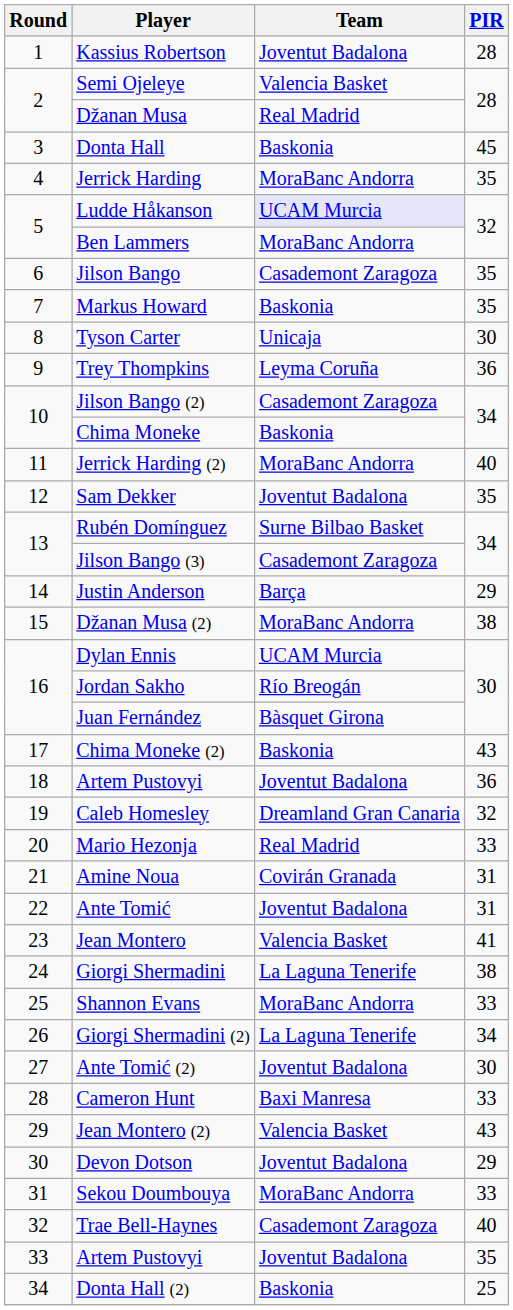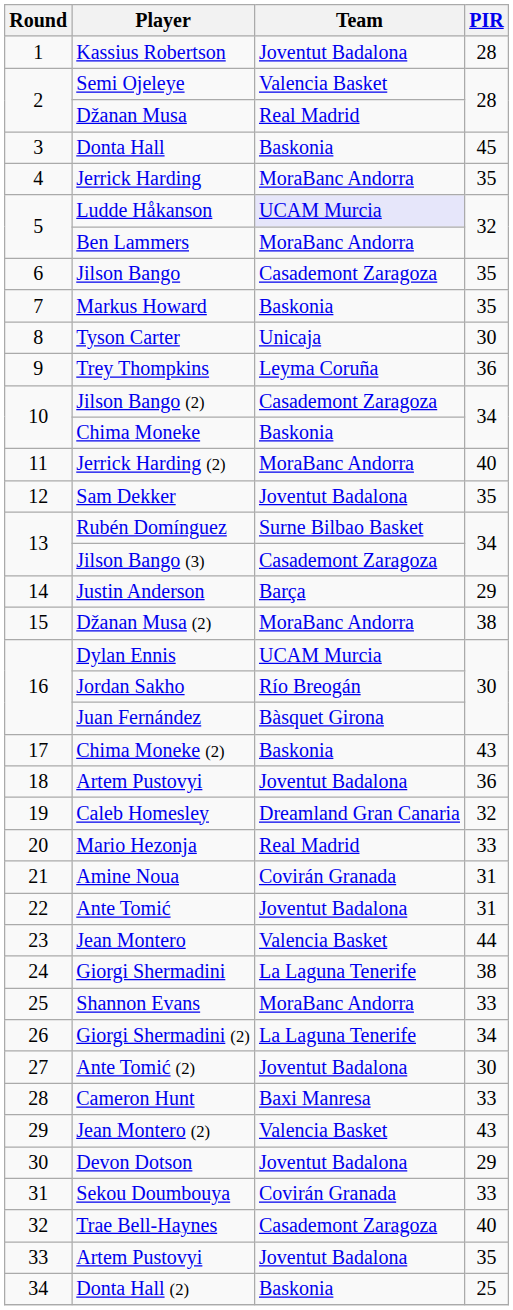(486, 940) 41 -> (486, 940) 44
(336, 1193) MoraBanc Andorra -> (328, 1193) Covirán Granada
